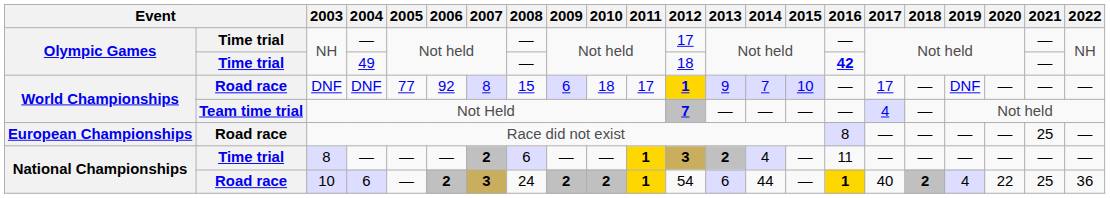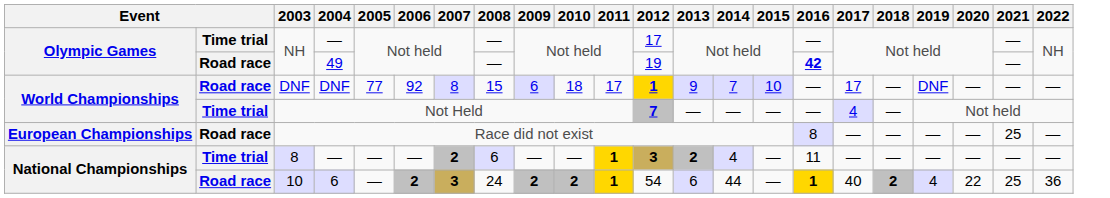(251, 63) Time trial -> (235, 63) Road race
(685, 63) 18 -> (653, 63) 19
(251, 110) Team time trial -> (235, 110) Time trial
